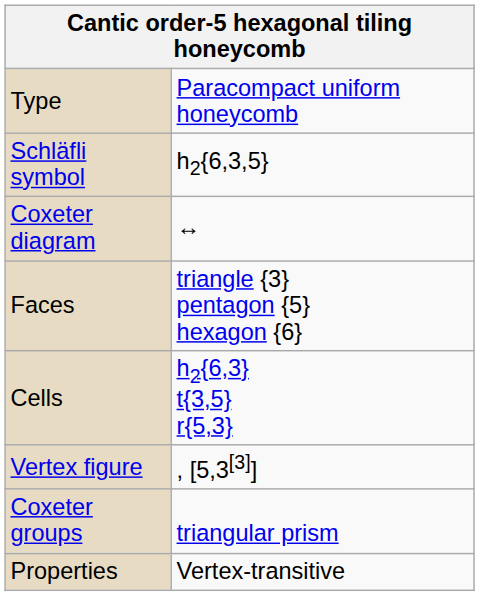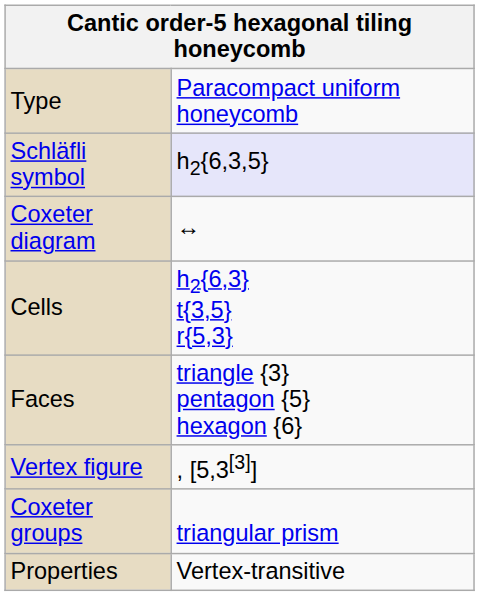(223, 165) no background -> (223, 165) lavender background
rows swapped: (37, 397) <-> (43, 305)
